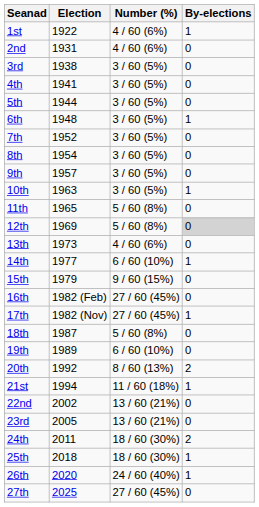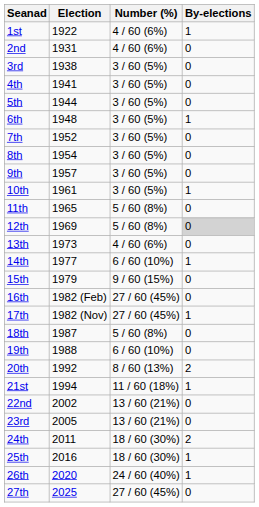(64, 191) 1963 -> (64, 191) 1961
(64, 350) 1989 -> (64, 350) 1988
(64, 457) 2018 -> (64, 457) 2016
